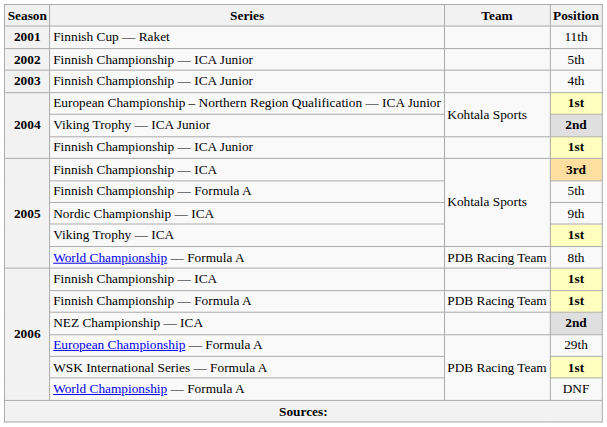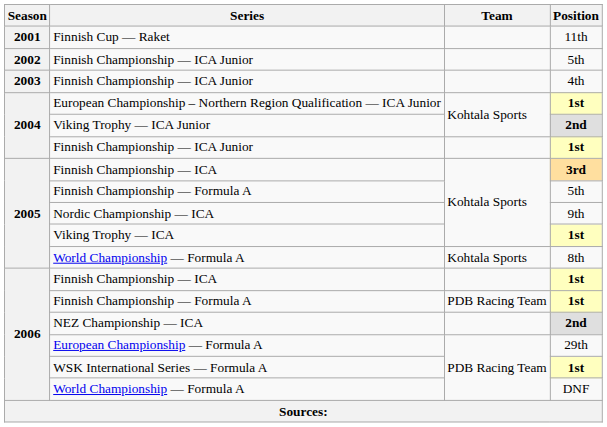(497, 256) PDB Racing Team -> (487, 256) Kohtala Sports
